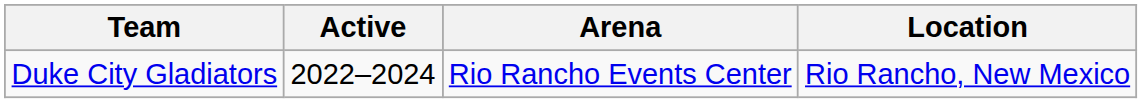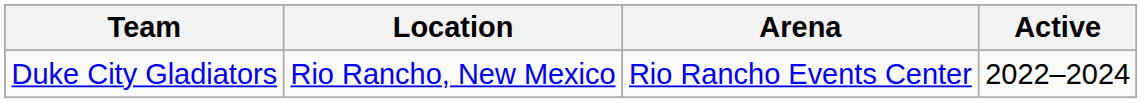columns swapped: (968, 27) <-> (363, 27)
